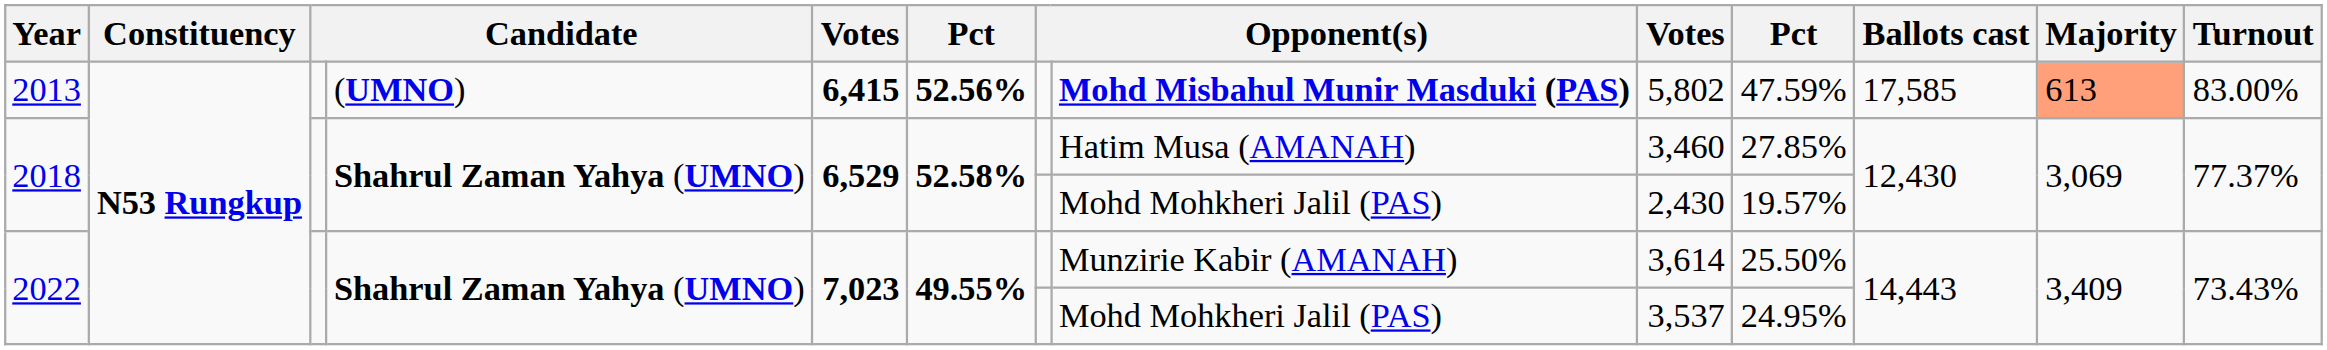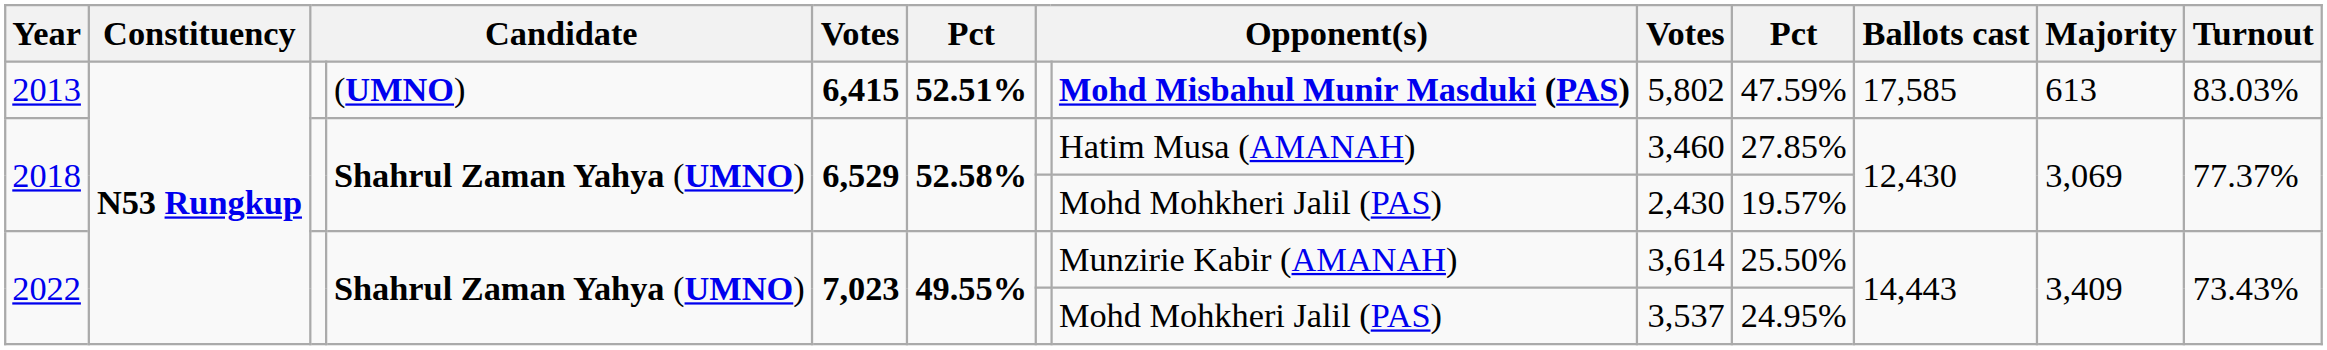(971, 89) 52.56% -> (971, 89) 52.51%
(2071, 89) lightsalmon background -> (2071, 89) no background
(2246, 89) 83.00% -> (2246, 89) 83.03%
